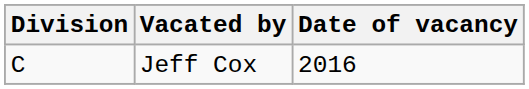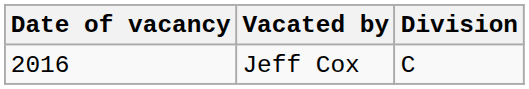columns swapped: (69, 25) <-> (408, 25)
